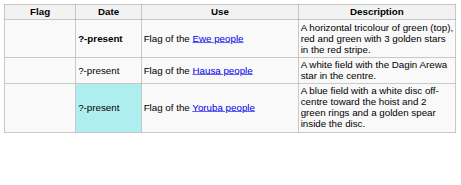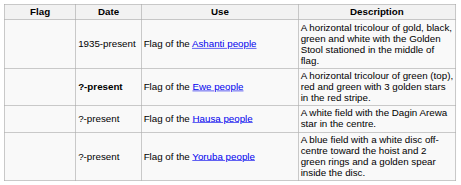+ row: (200, 44)
(99, 108) paleturquoise background -> (99, 156) no background
